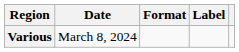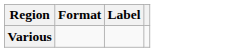- column: (97, 15)
